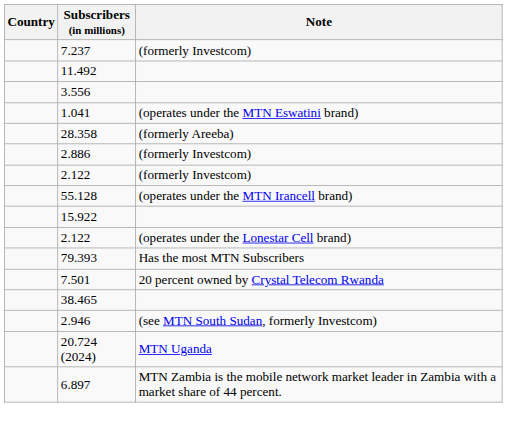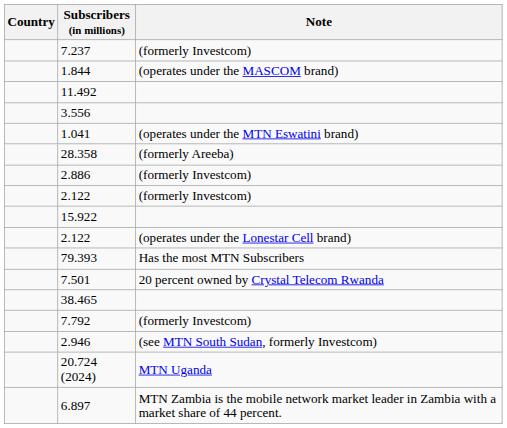+ row: (76, 71)
- row: (79, 196)
+ row: (76, 320)
